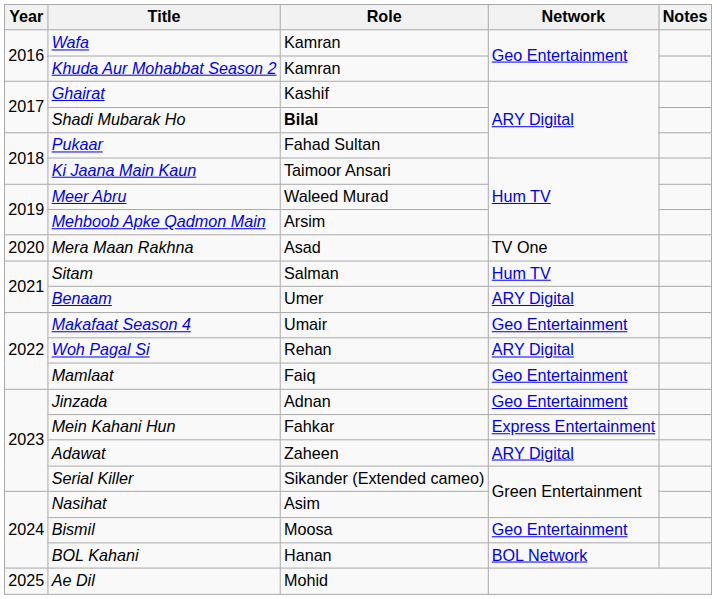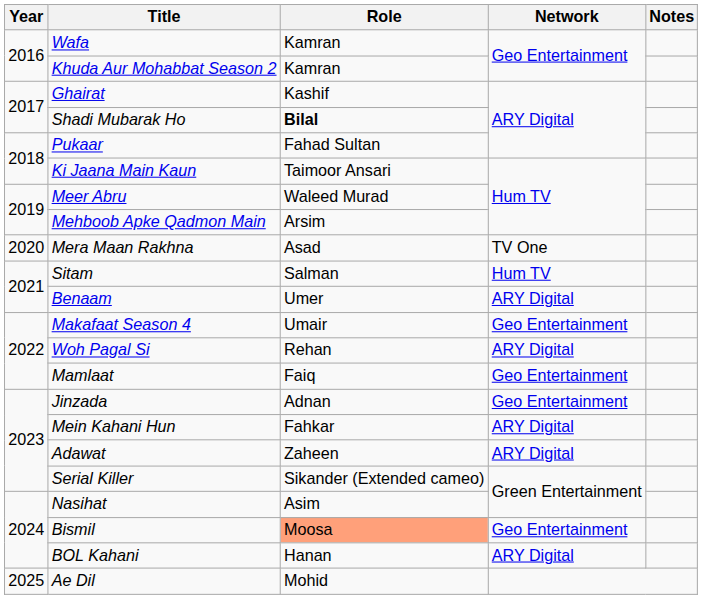(573, 427) Express Entertainment -> (533, 427) ARY Digital
(308, 529) no background -> (308, 529) lightsalmon background
(539, 555) BOL Network -> (533, 555) ARY Digital
